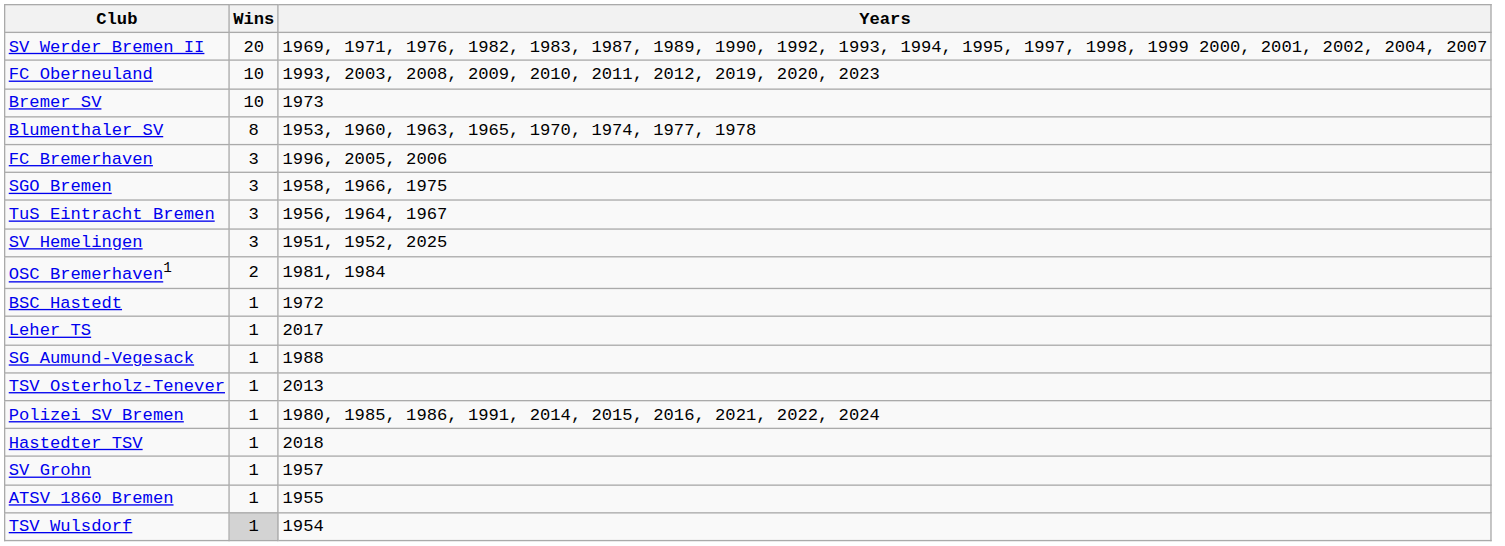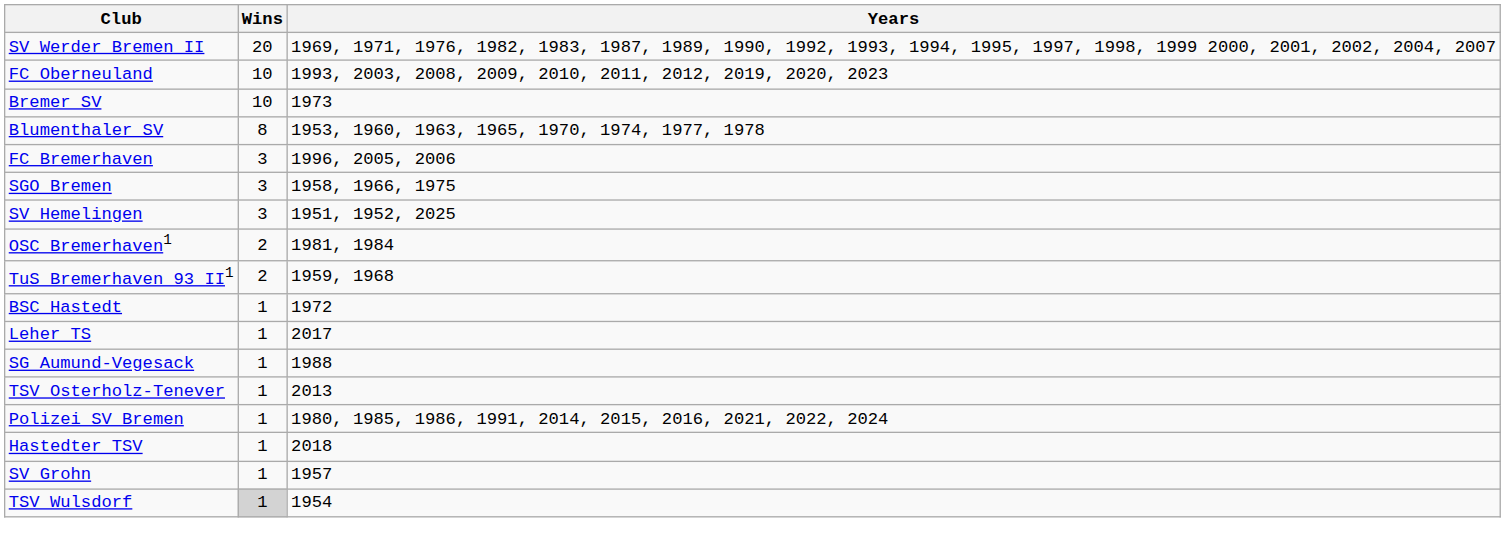- row: (112, 214)
+ row: (121, 277)
- row: (91, 498)
